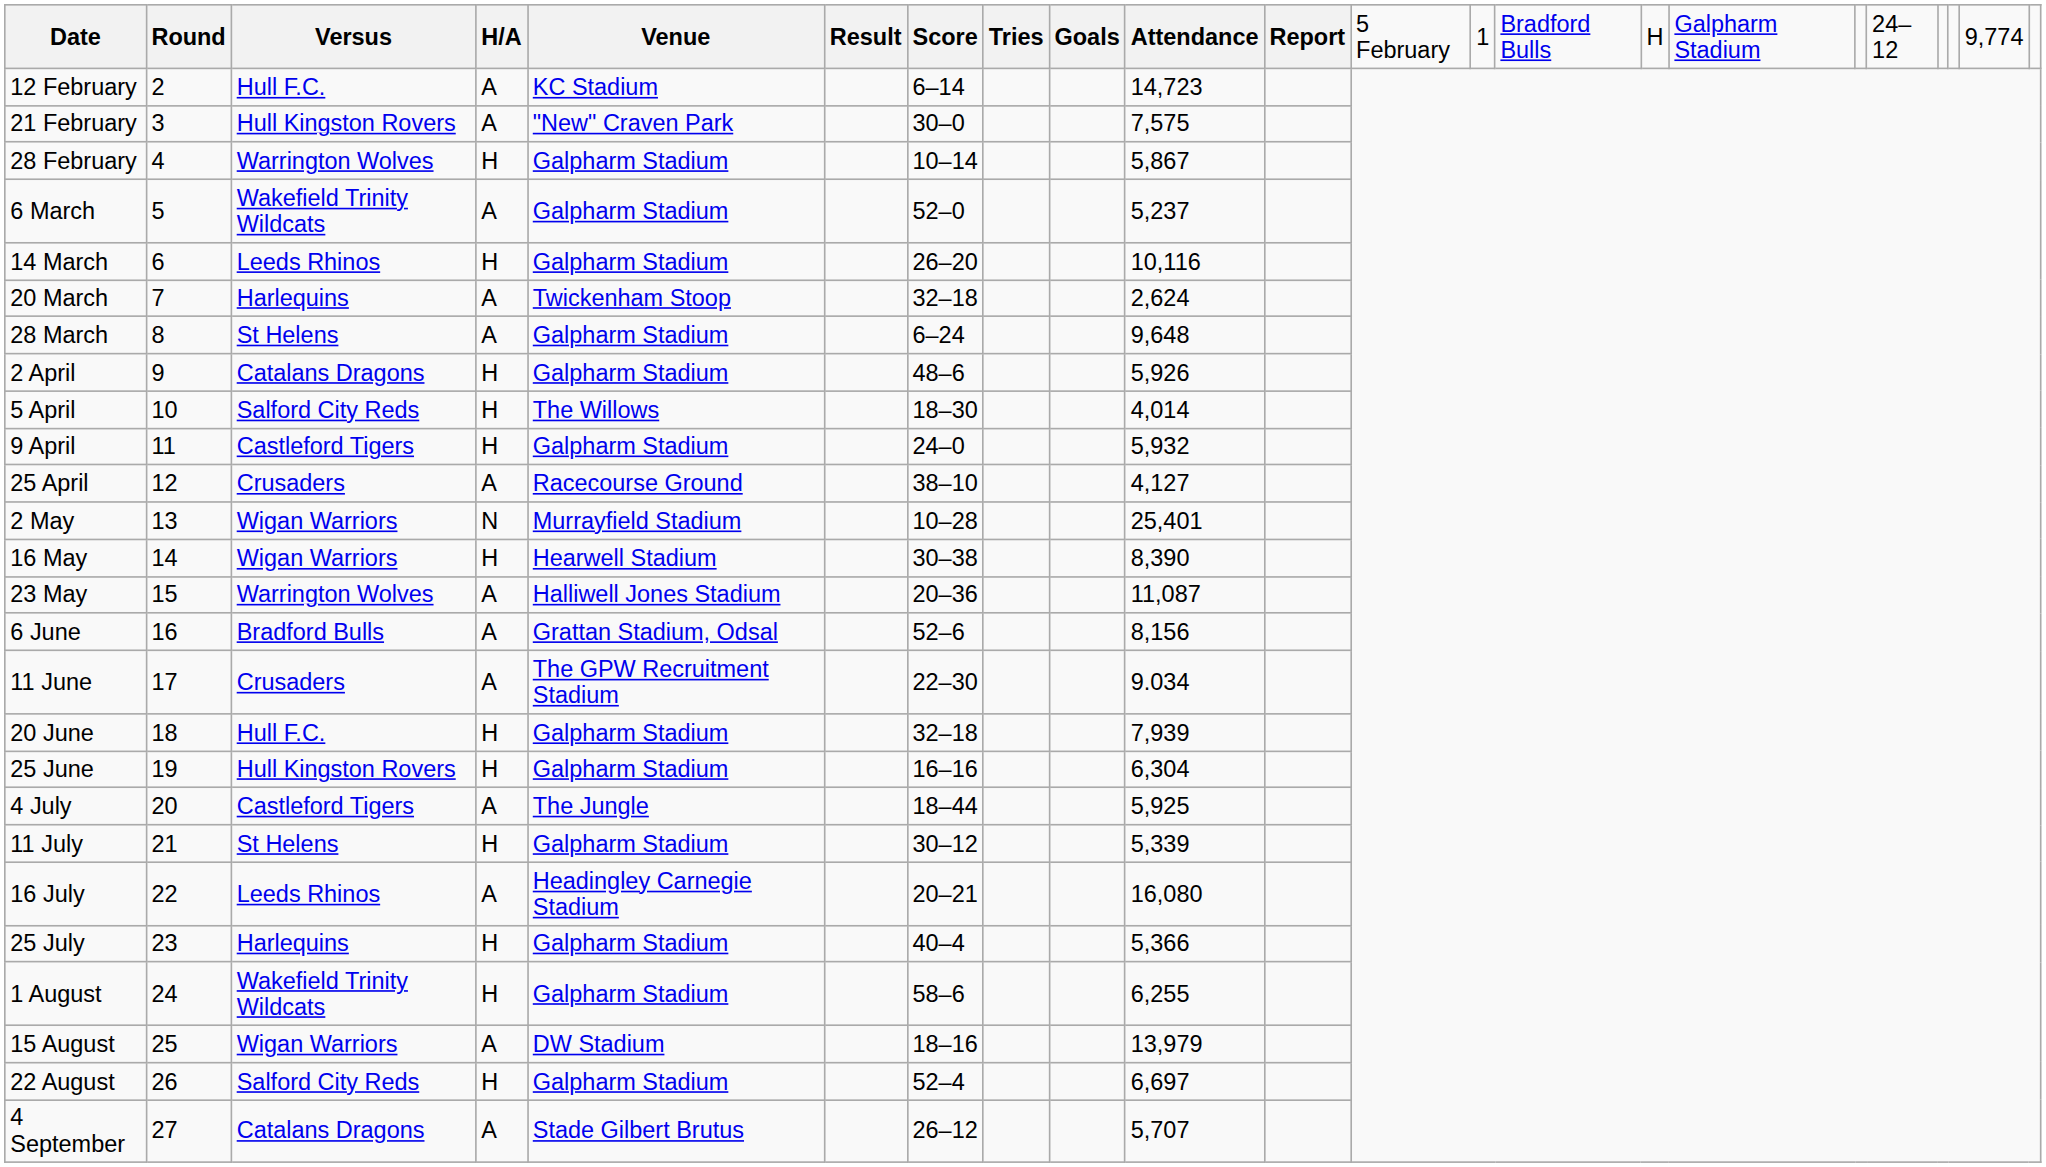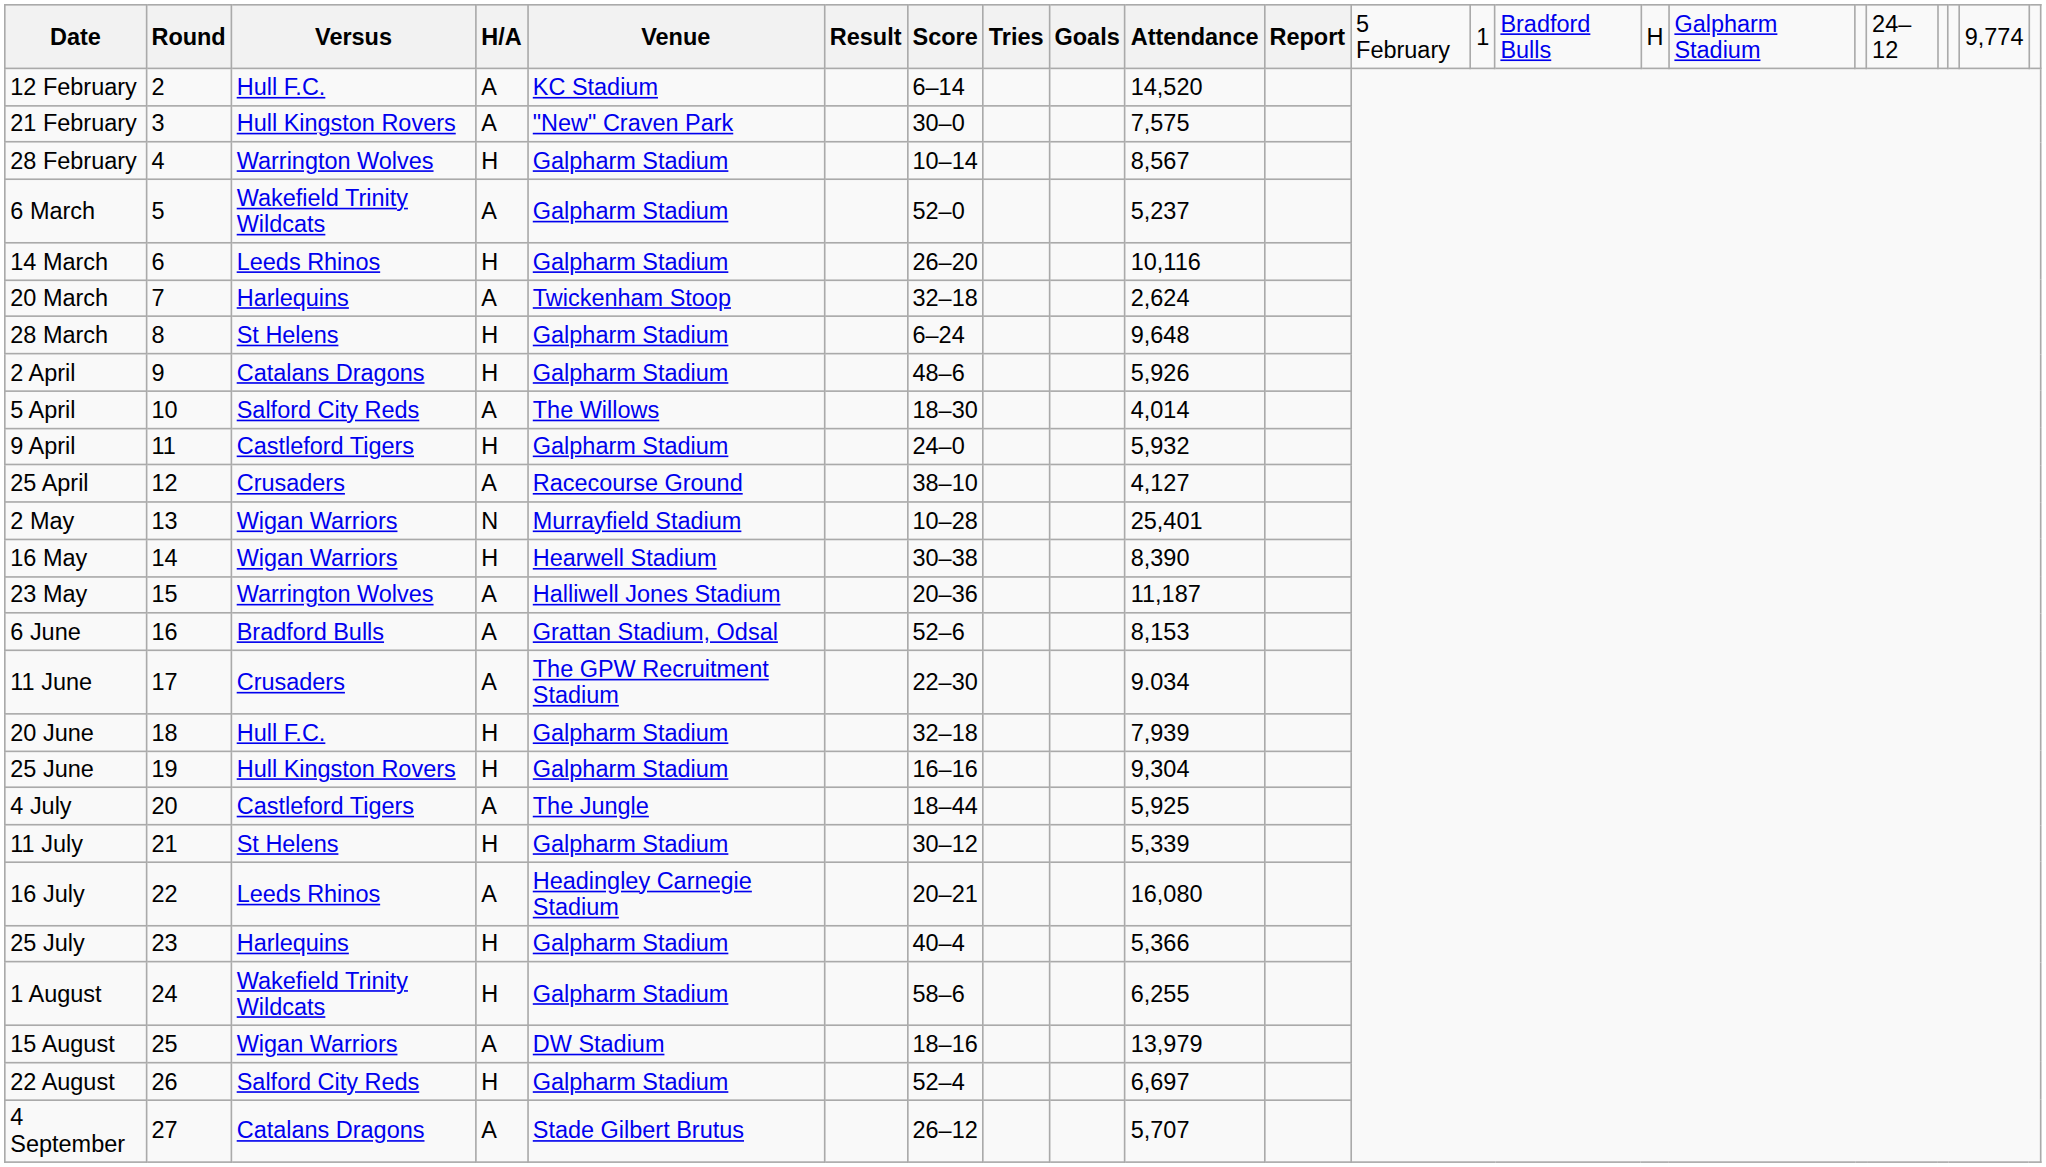(1167, 87) 14,723 -> (1167, 87) 14,520
(1160, 161) 5,867 -> (1160, 161) 8,567
(489, 335) A -> (490, 335) H
(490, 410) H -> (489, 410) A
(1166, 595) 11,087 -> (1166, 595) 11,187
(1160, 632) 8,156 -> (1160, 632) 8,153
(1160, 769) 6,304 -> (1160, 769) 9,304
